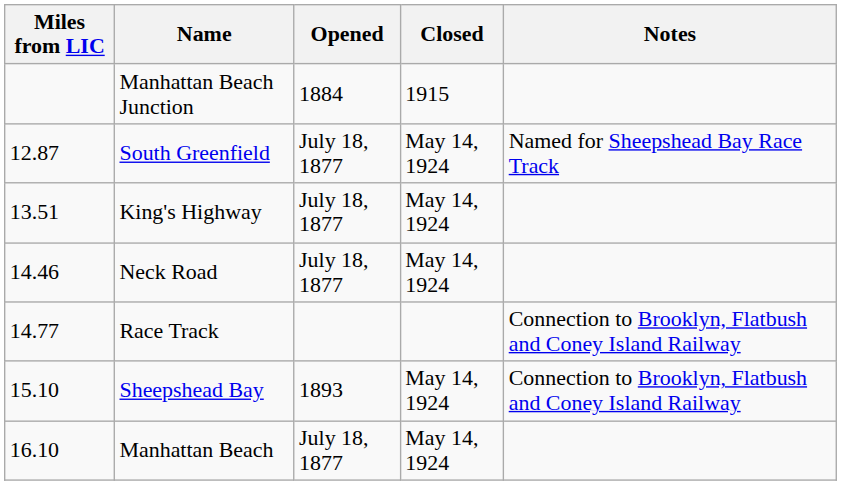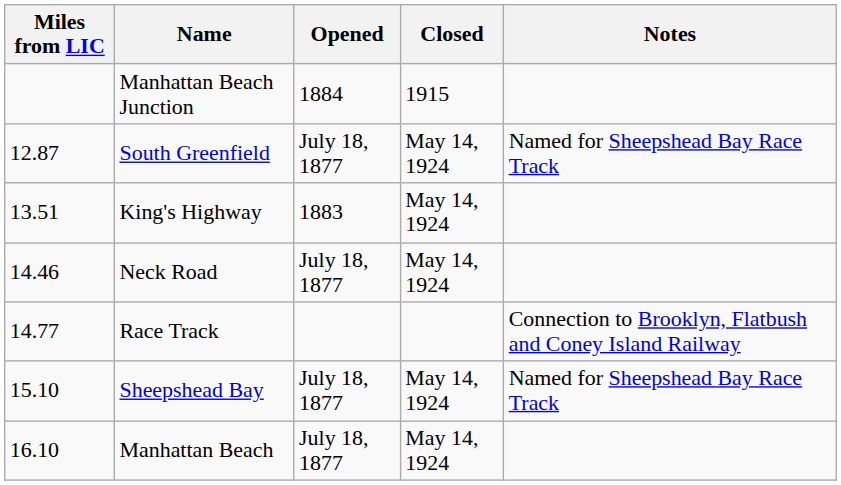(334, 212) July 18, 1877 -> (321, 212) 1883
(321, 390) 1893 -> (334, 390) July 18, 1877
(658, 390) Connection to Brooklyn, Flatbush and Coney Island Railway -> (655, 390) Named for Sheepshead Bay Race Track
